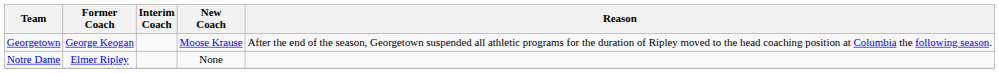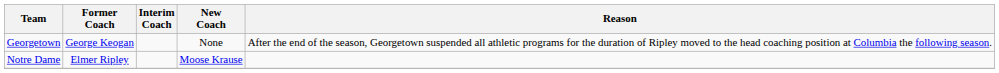(211, 42) Moose Krause -> (211, 42) None
(211, 59) None -> (211, 59) Moose Krause
